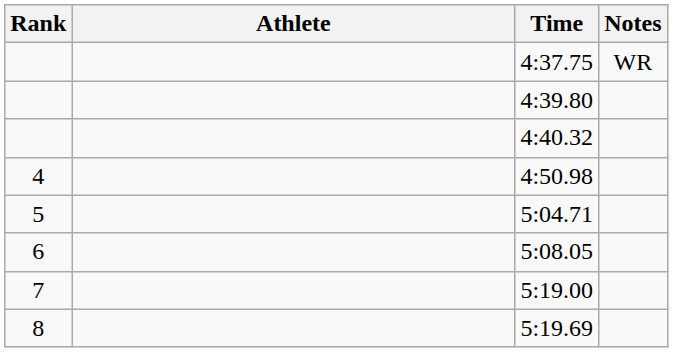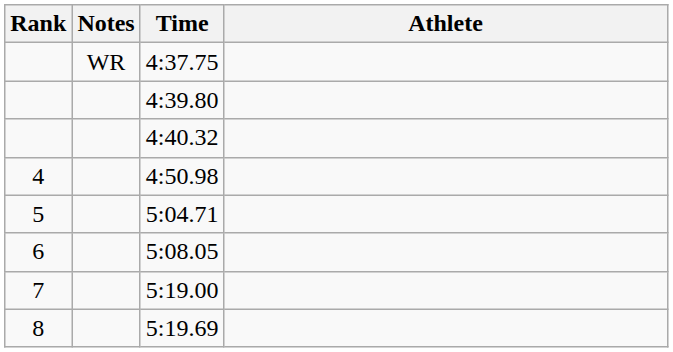columns swapped: (293, 23) <-> (633, 23)
